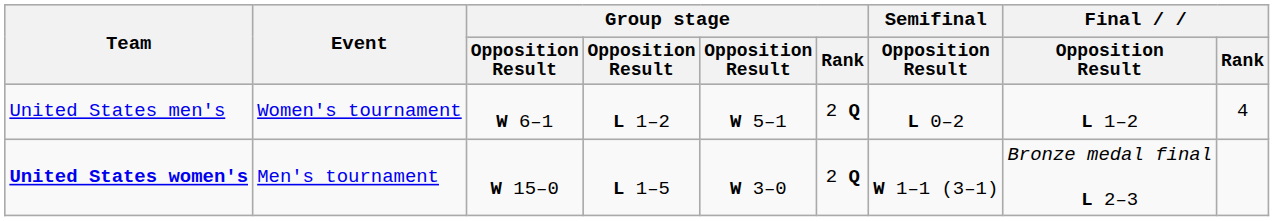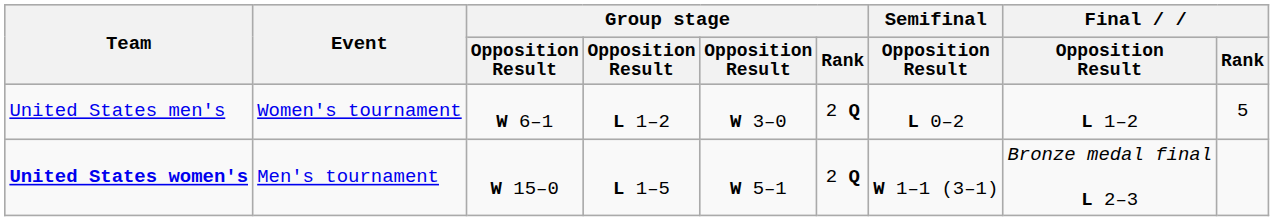(758, 123) W 5–1 -> (758, 123) W 3–0
(1243, 111) 4 -> (1243, 111) 5
(758, 188) W 3–0 -> (758, 188) W 5–1
